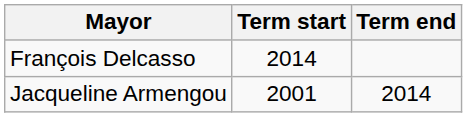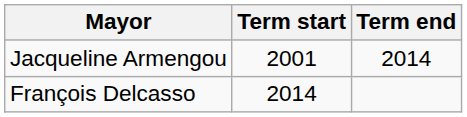rows swapped: (118, 93) <-> (103, 58)
